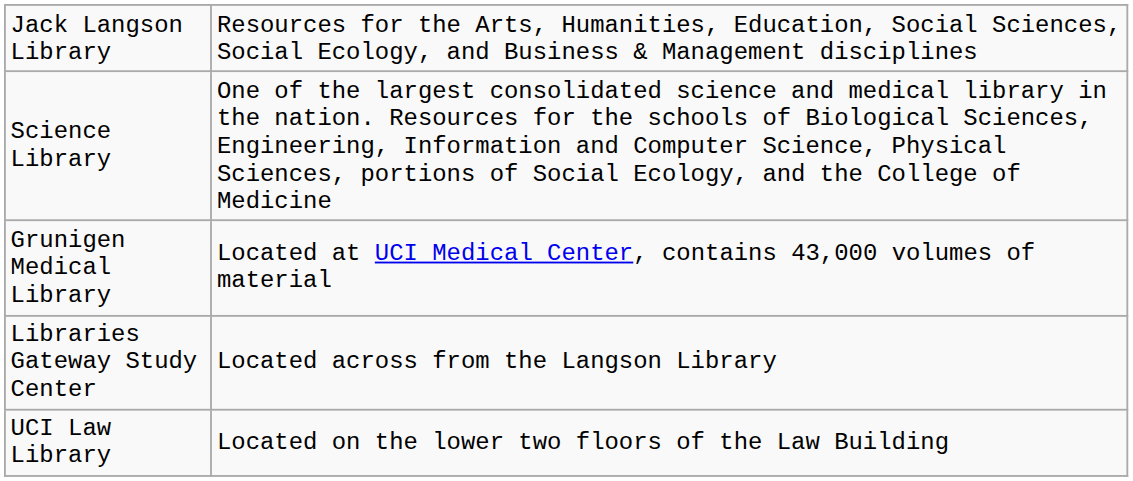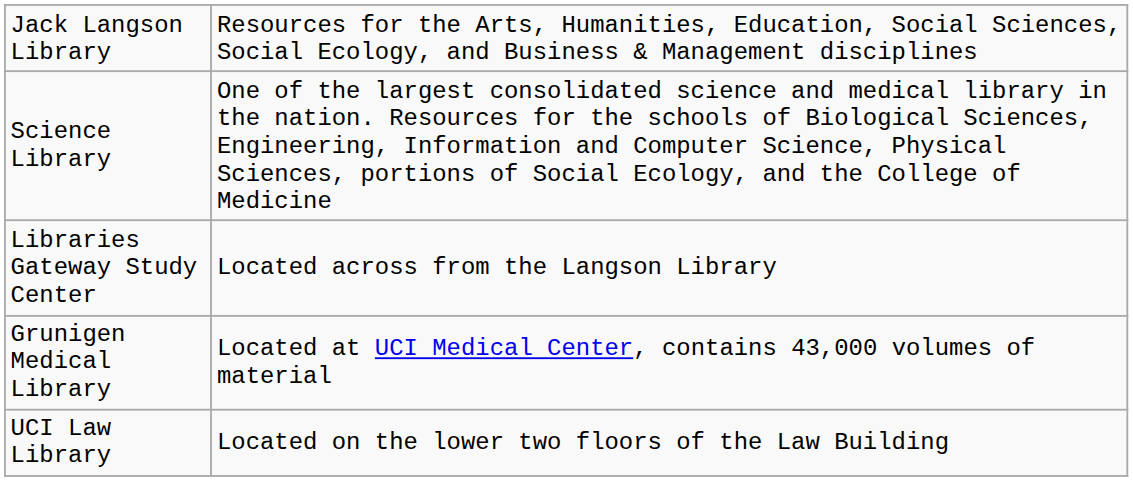rows swapped: (68, 268) <-> (104, 362)
